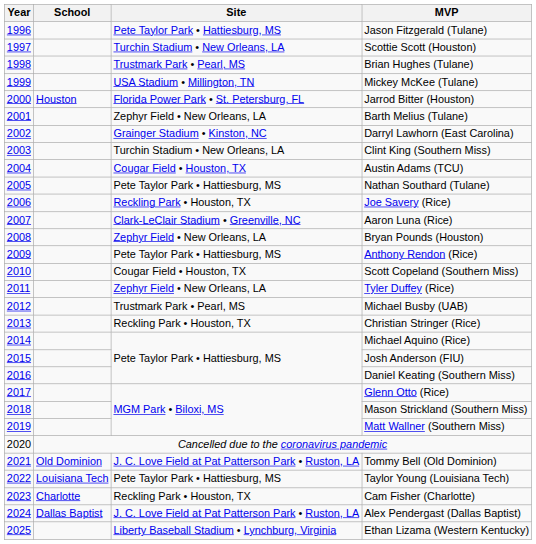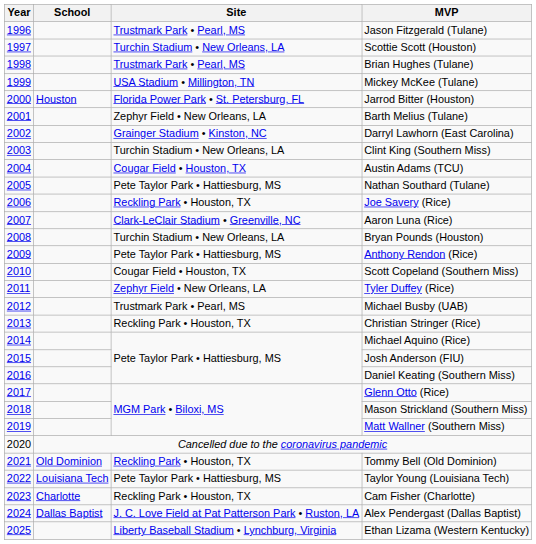(197, 30) Pete Taylor Park • Hattiesburg, MS -> (179, 30) Trustmark Park • Pearl, MS
(190, 237) Zephyr Field • New Orleans, LA -> (199, 237) Turchin Stadium • New Orleans, LA
(236, 461) J. C. Love Field at Pat Patterson Park • Ruston, LA -> (182, 461) Reckling Park • Houston, TX
